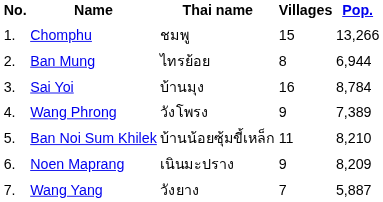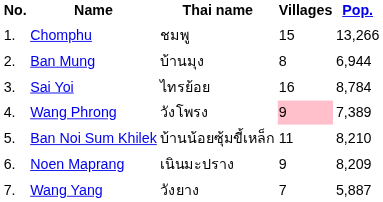(185, 61) ไทรย้อย -> (182, 61) บ้านมุง
(182, 87) บ้านมุง -> (185, 87) ไทรย้อย
(283, 112) no background -> (283, 112) pink background
